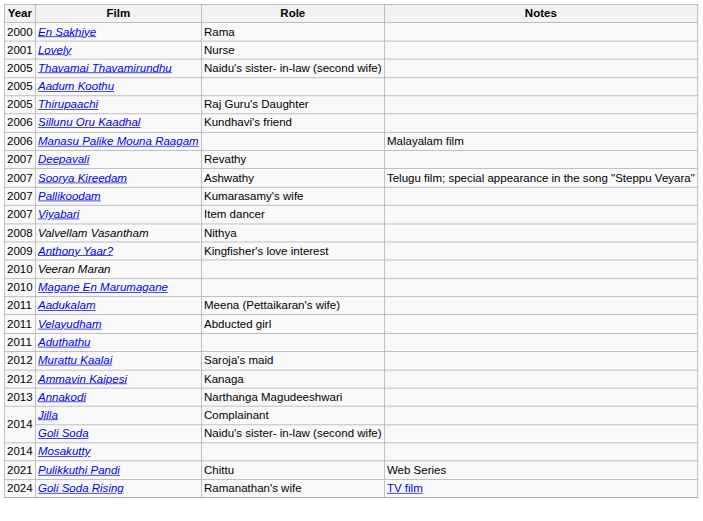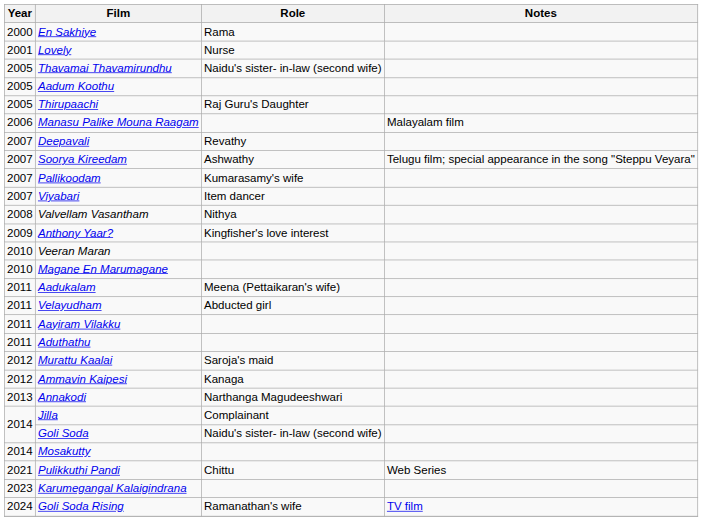- row: (89, 123)
+ row: (79, 324)
+ row: (112, 488)
